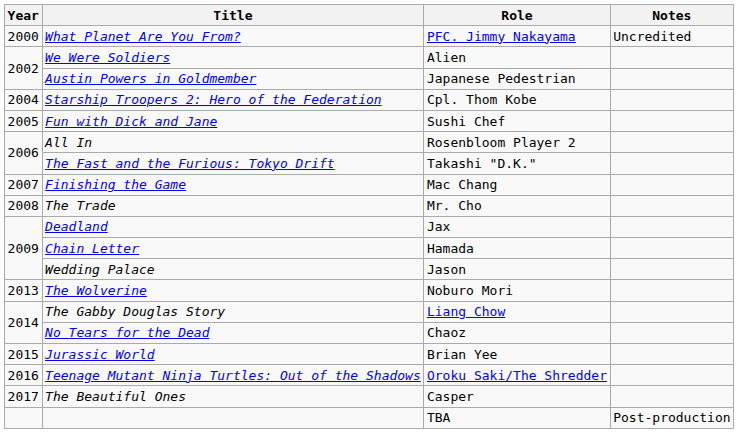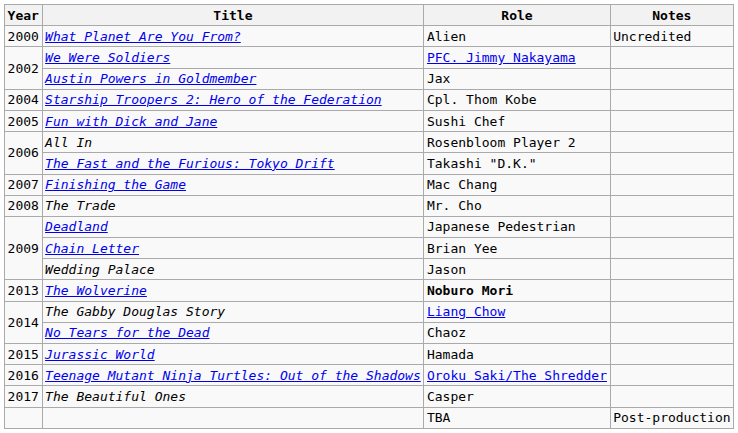(501, 36) PFC. Jimmy Nakayama -> (447, 36) Alien
(447, 57) Alien -> (501, 57) PFC. Jimmy Nakayama
(501, 79) Japanese Pedestrian -> (439, 79) Jax
(439, 227) Jax -> (501, 227) Japanese Pedestrian
(450, 248) Hamada -> (462, 248) Brian Yee
(470, 291) normal -> (470, 291) bold
(462, 354) Brian Yee -> (450, 354) Hamada
